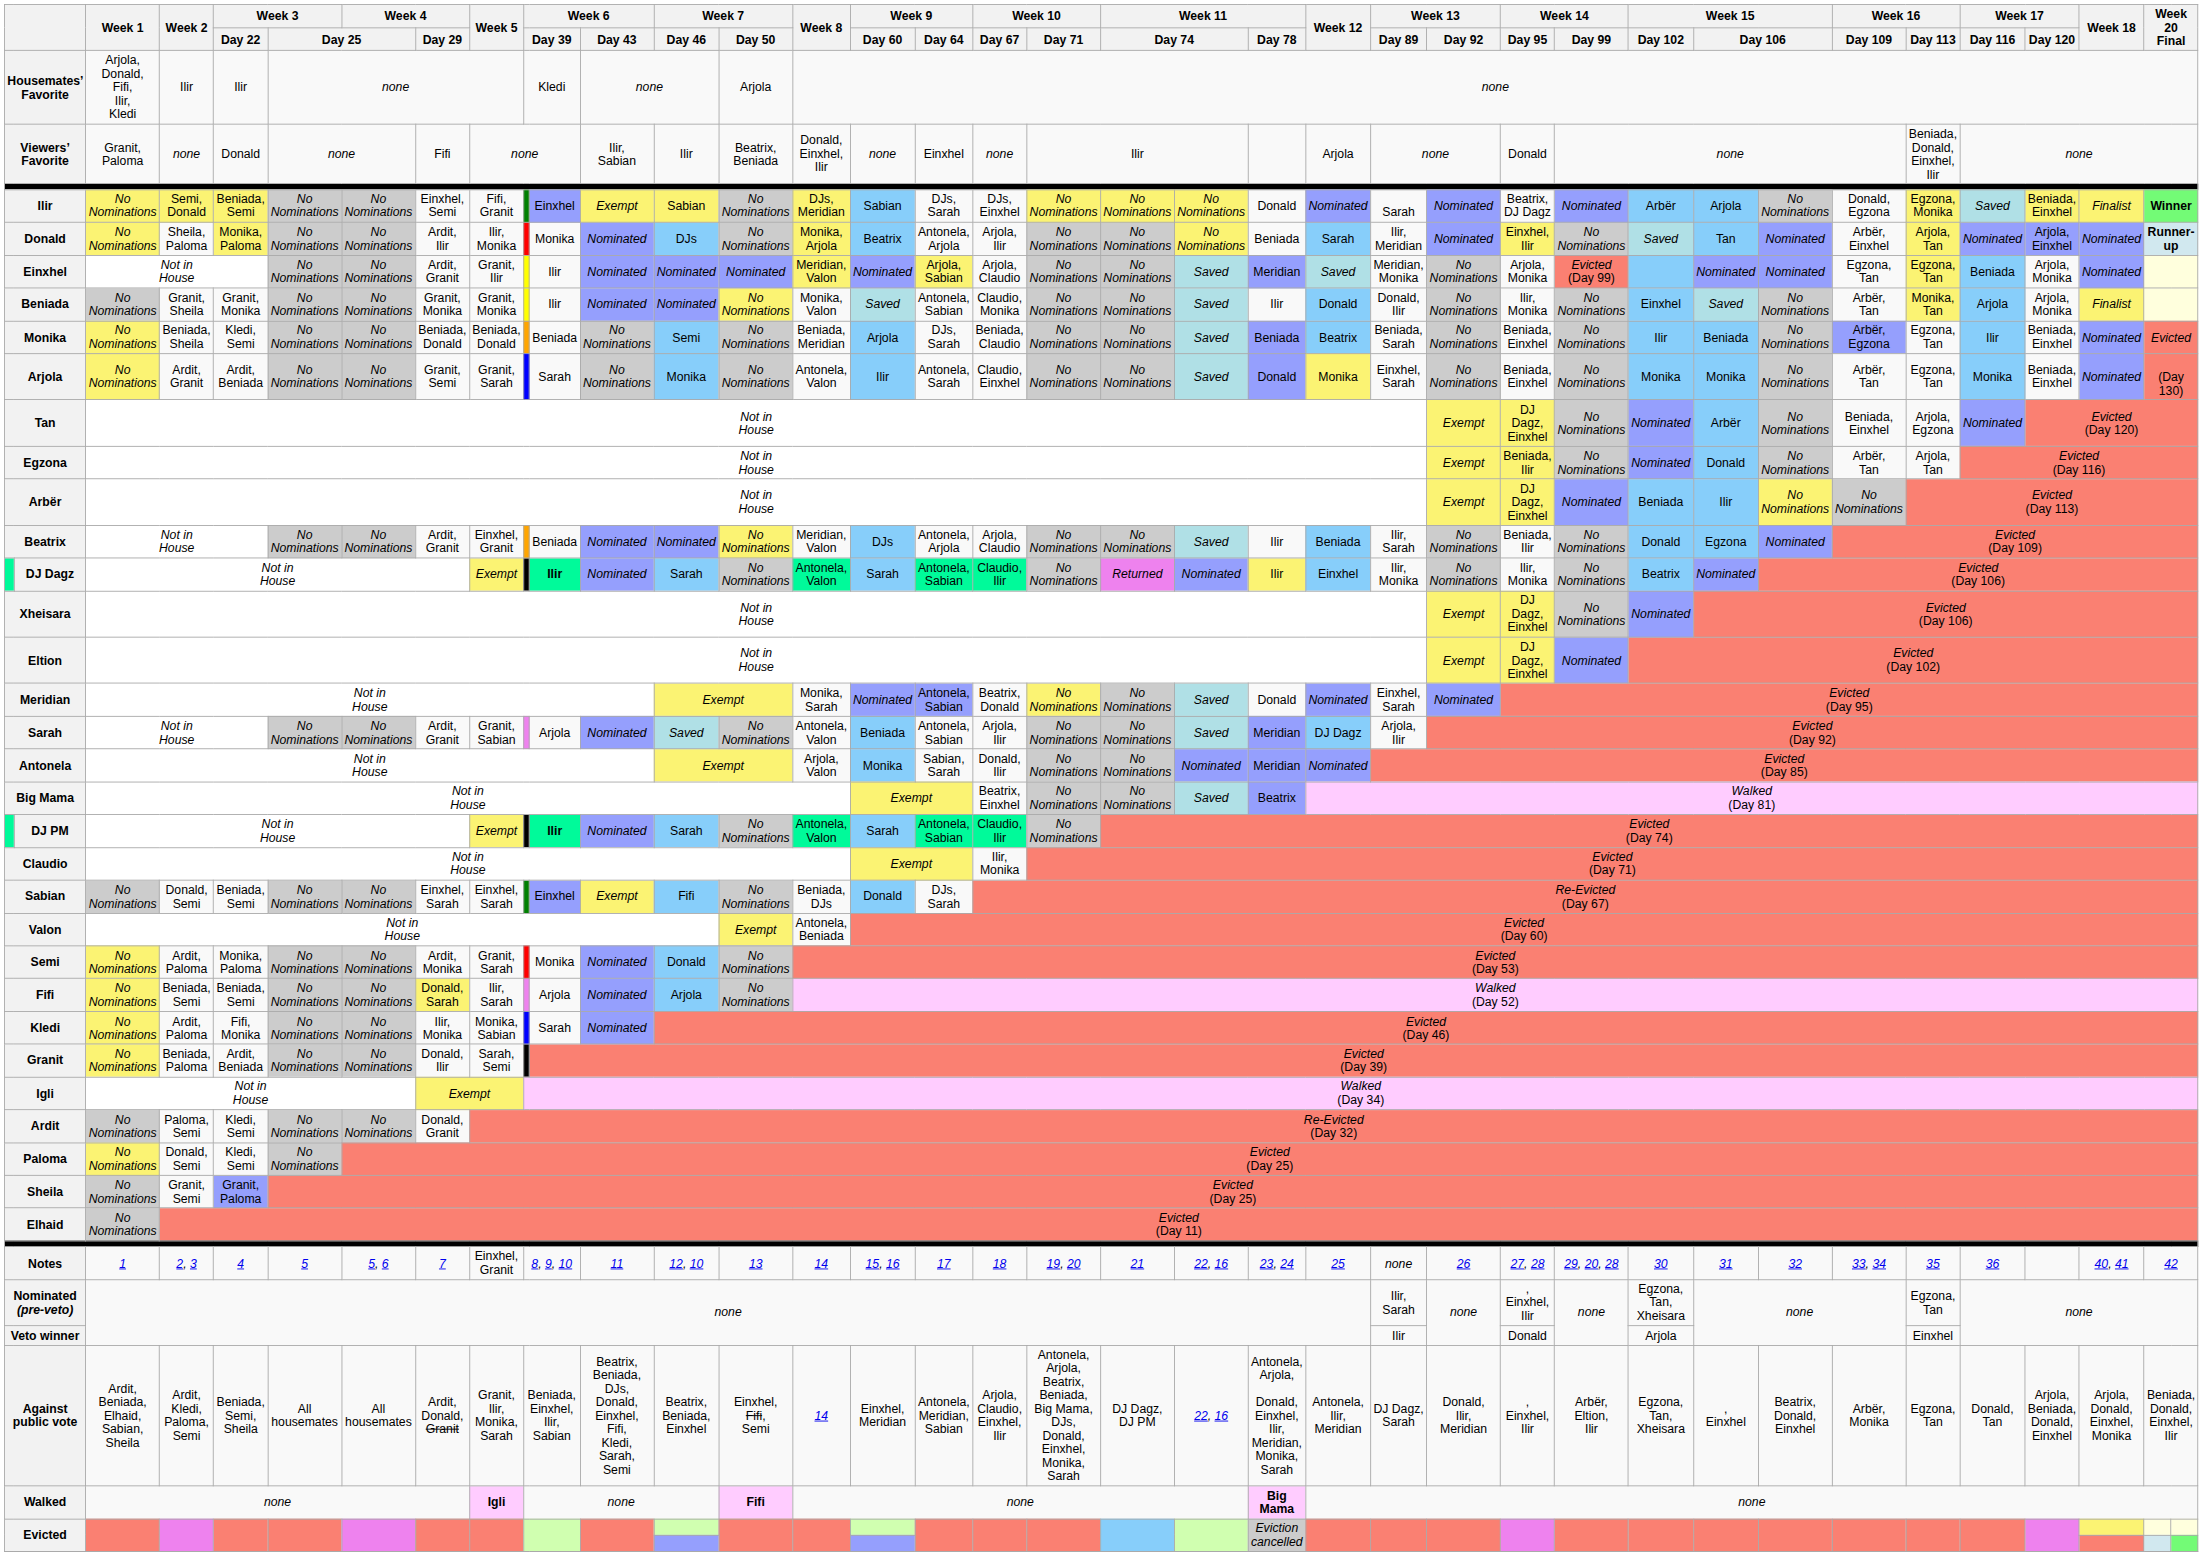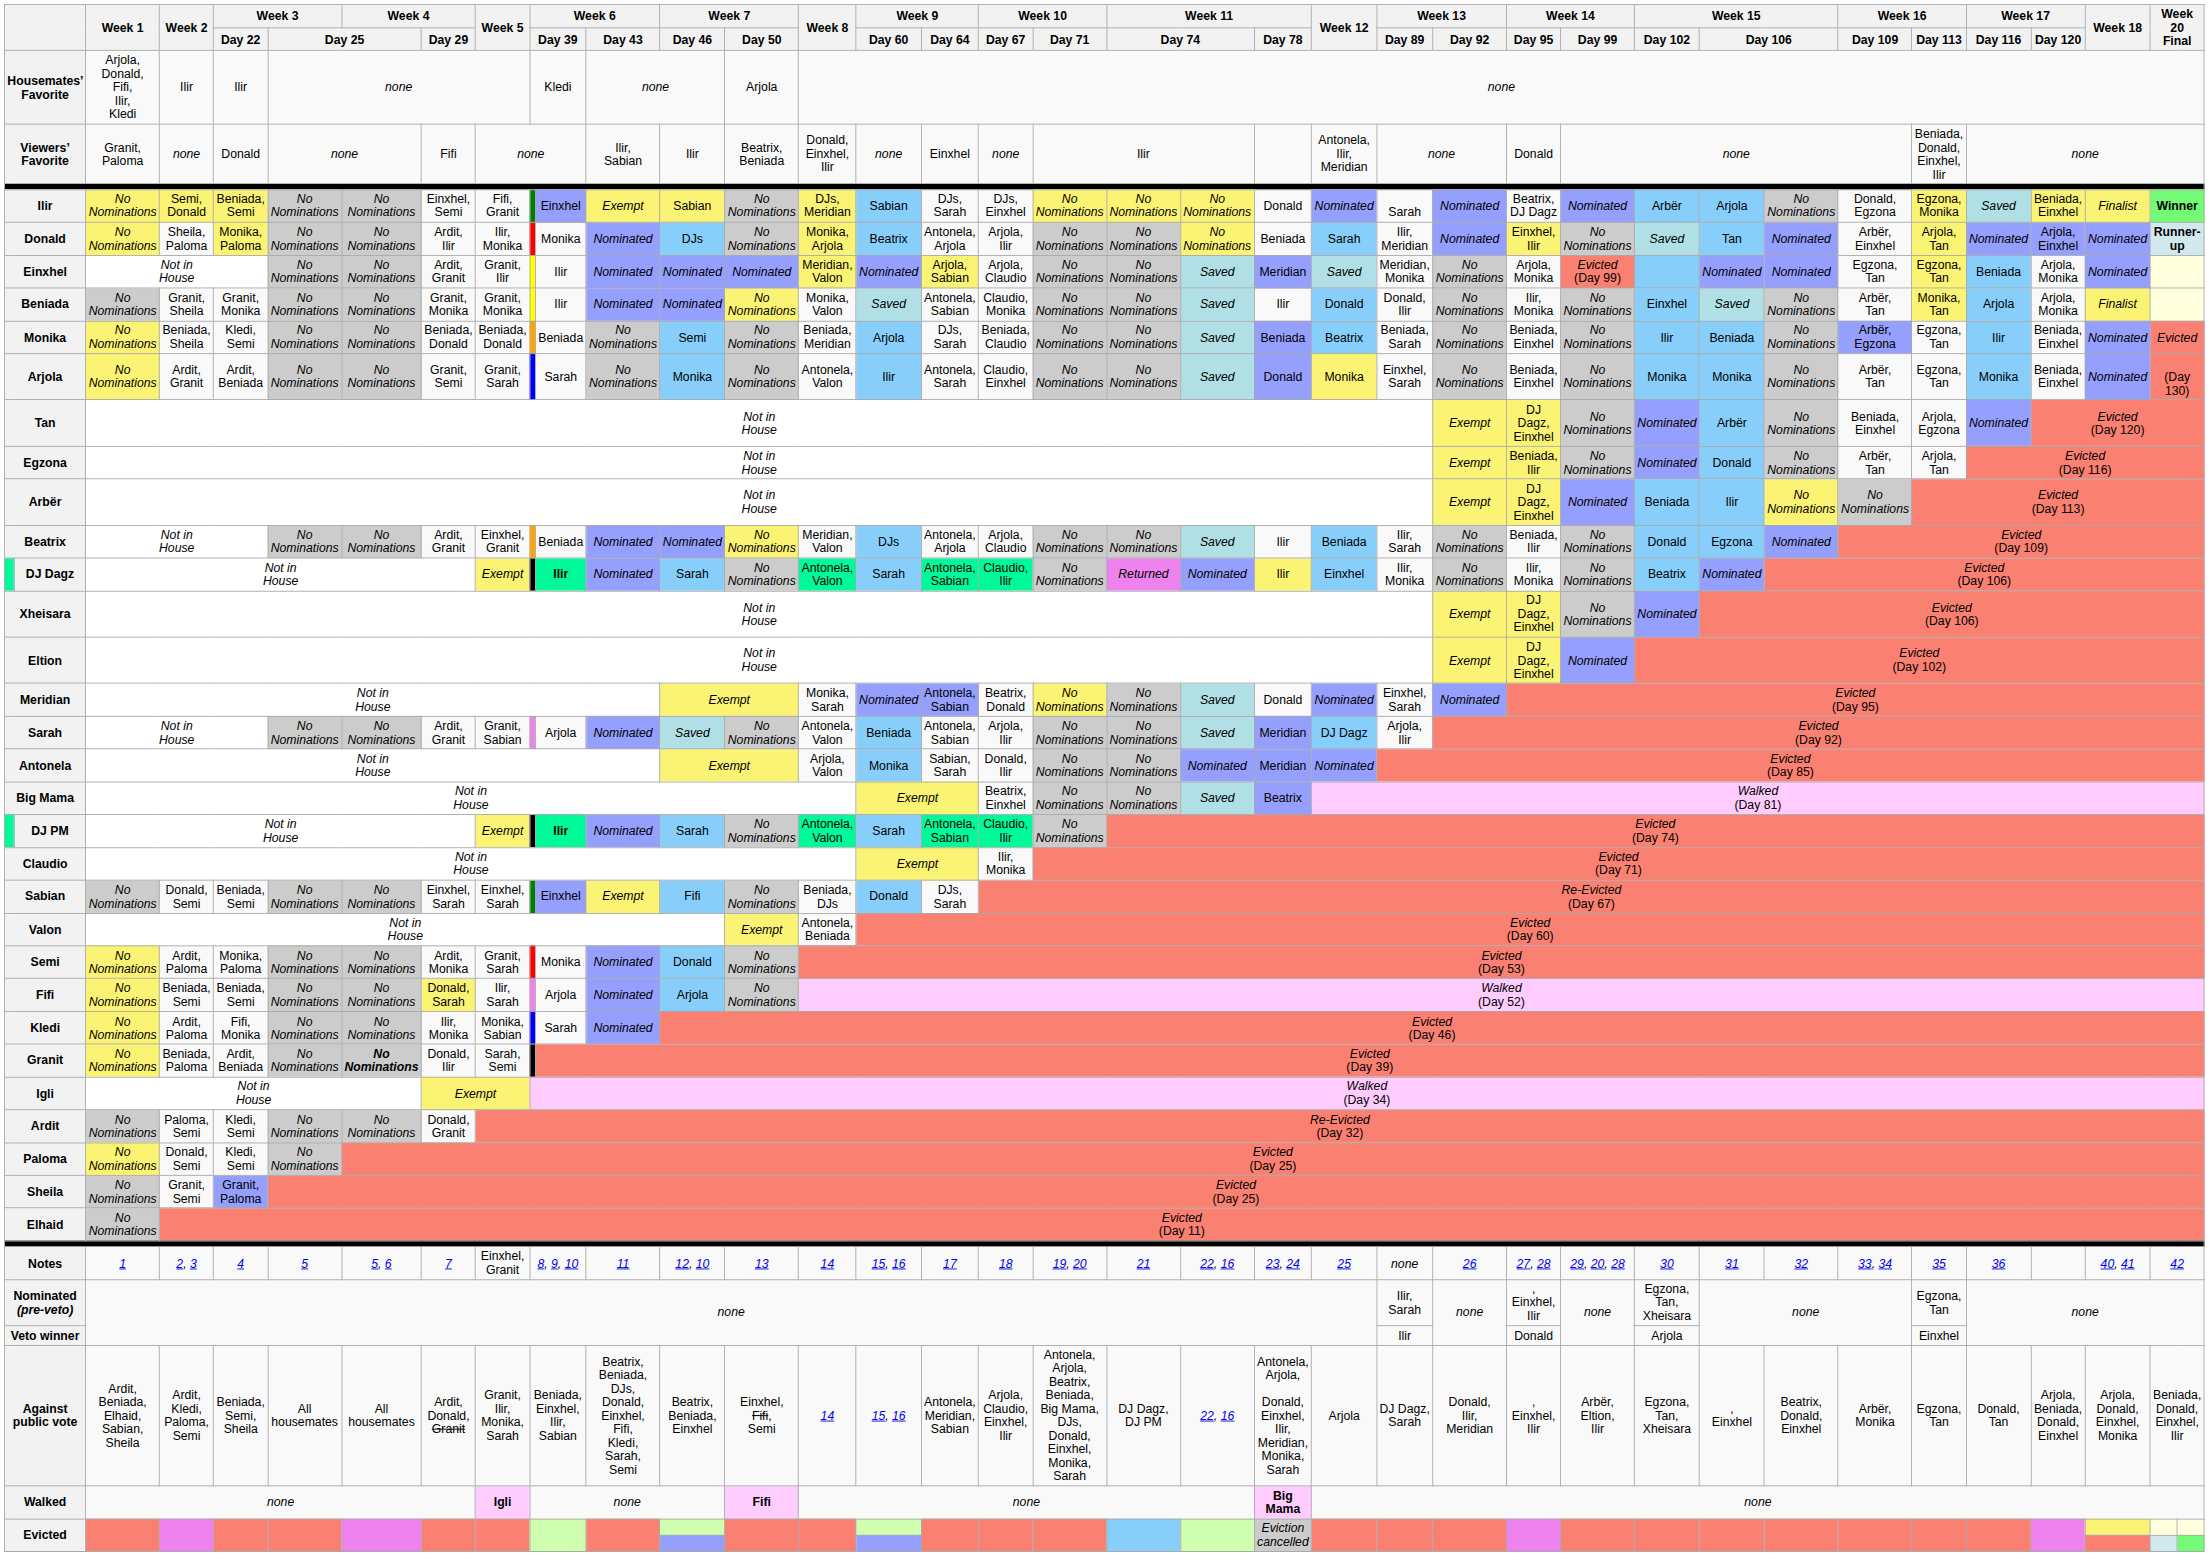(1338, 154) Arjola -> (1344, 154) Antonela, Ilir, Meridian
(378, 1060) normal -> (381, 1060) bold
(883, 1415) Einxhel, Meridian -> (889, 1415) 15, 16
(1338, 1415) Antonela, Ilir, Meridian -> (1344, 1415) Arjola
